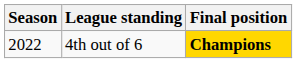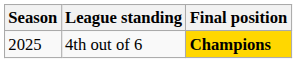(25, 44) 2022 -> (25, 44) 2025
